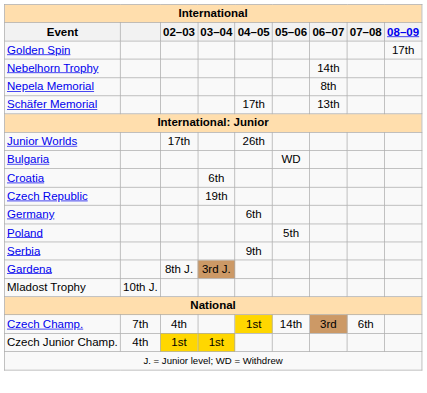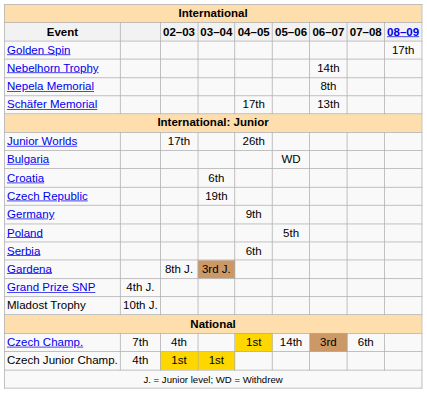(254, 214) 6th -> (254, 214) 9th
(254, 251) 9th -> (254, 251) 6th
+ row: (51, 287)
